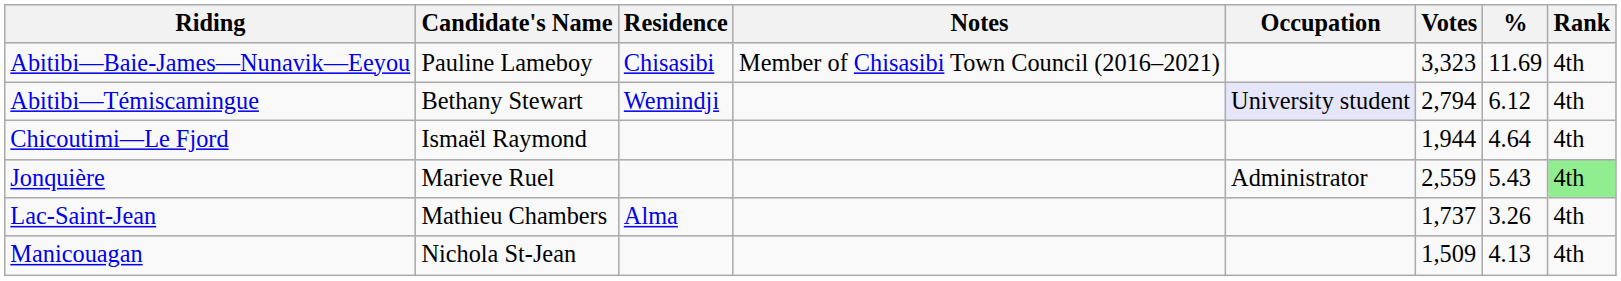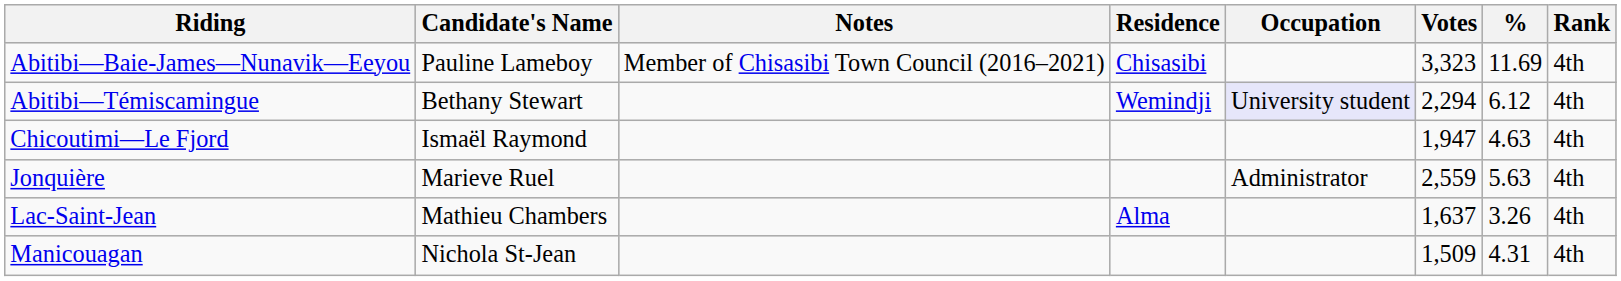columns swapped: (979, 23) <-> (676, 23)
(1449, 100) 2,794 -> (1449, 100) 2,294
(1449, 139) 1,944 -> (1449, 139) 1,947
(1510, 139) 4.64 -> (1510, 139) 4.63
(1510, 178) 5.43 -> (1510, 178) 5.63
(1569, 178) lightgreen background -> (1569, 178) no background
(1449, 216) 1,737 -> (1449, 216) 1,637
(1510, 255) 4.13 -> (1510, 255) 4.31
